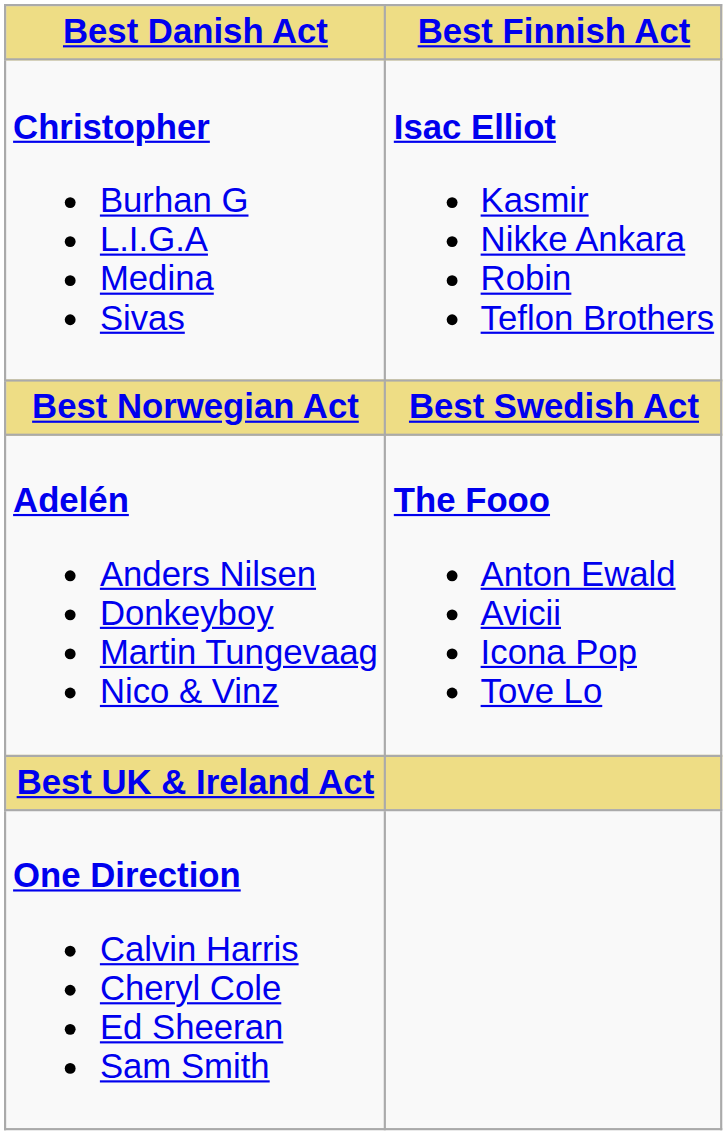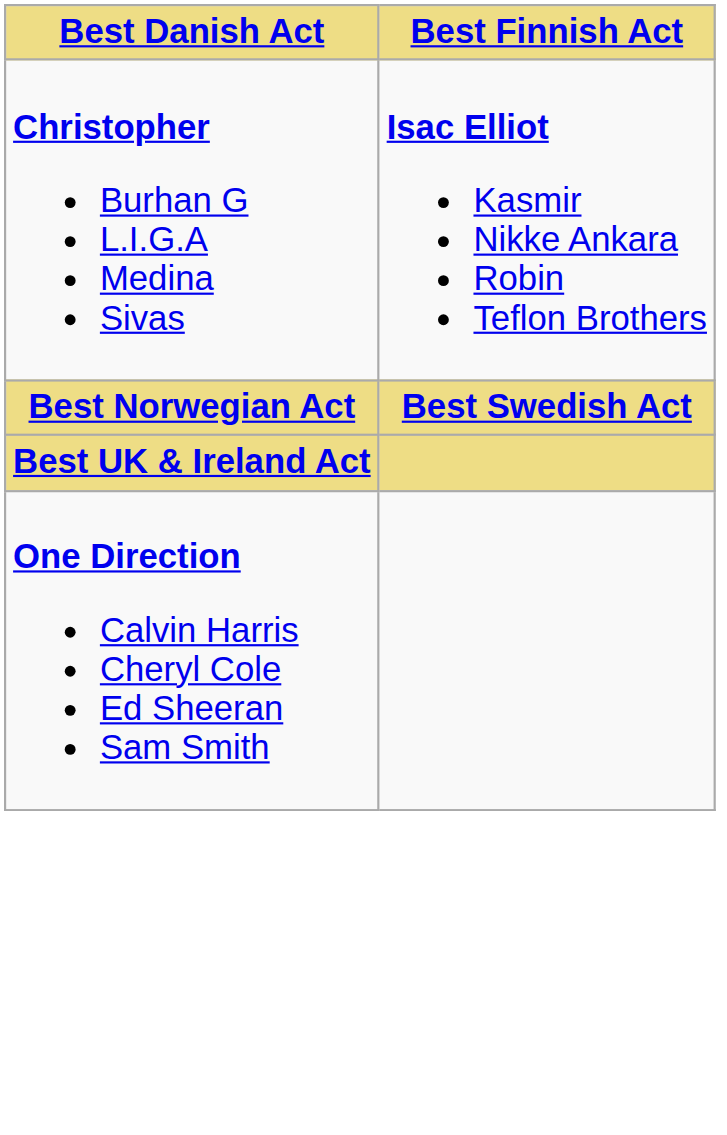- row: (195, 597)
